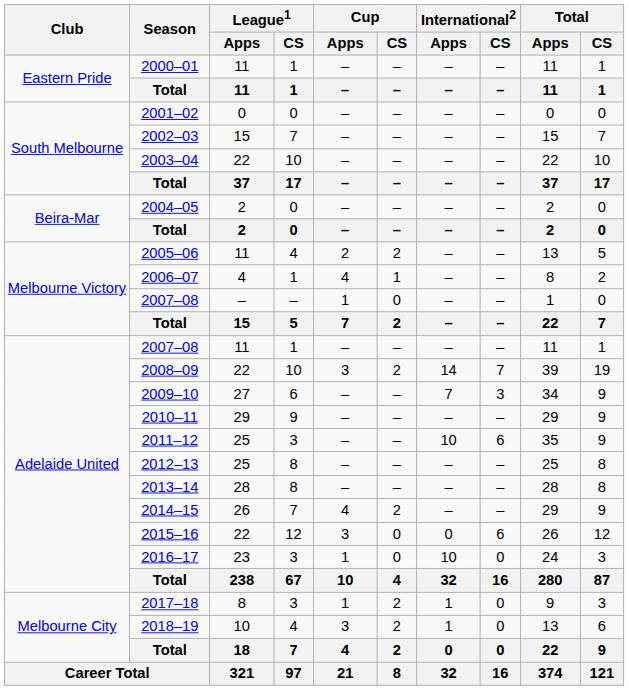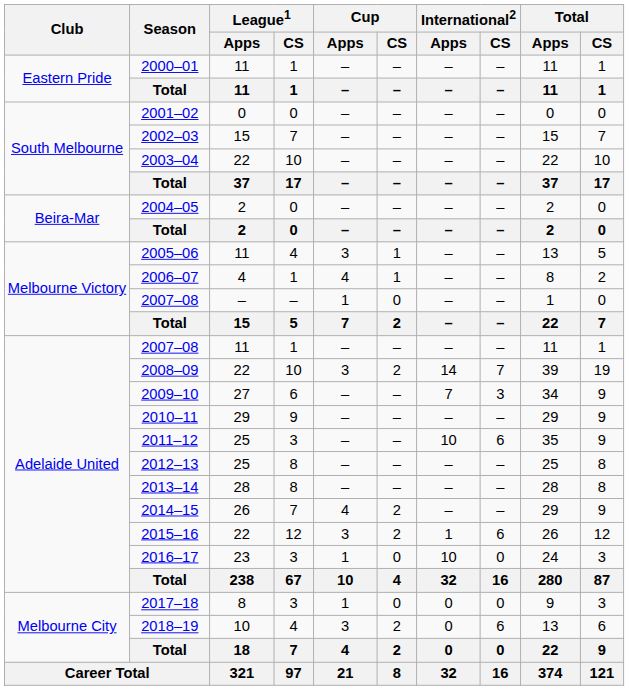(345, 253) 2 -> (345, 253) 3
(397, 253) 2 -> (397, 253) 1
(397, 533) 0 -> (397, 533) 2
(449, 533) 0 -> (449, 533) 1
(397, 603) 2 -> (397, 603) 0
(449, 603) 1 -> (449, 603) 0
(449, 627) 1 -> (449, 627) 0
(500, 627) 0 -> (500, 627) 6
